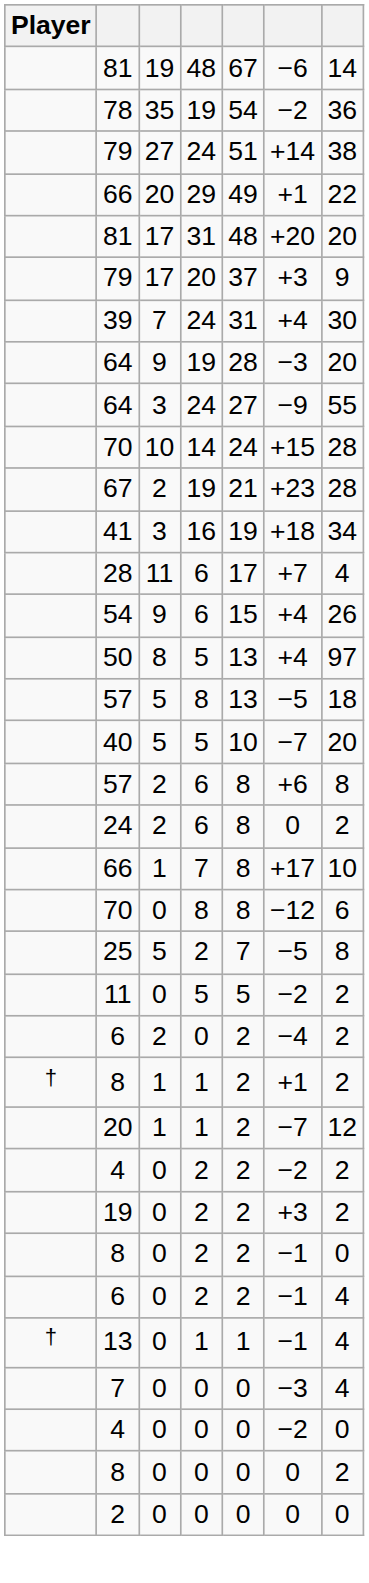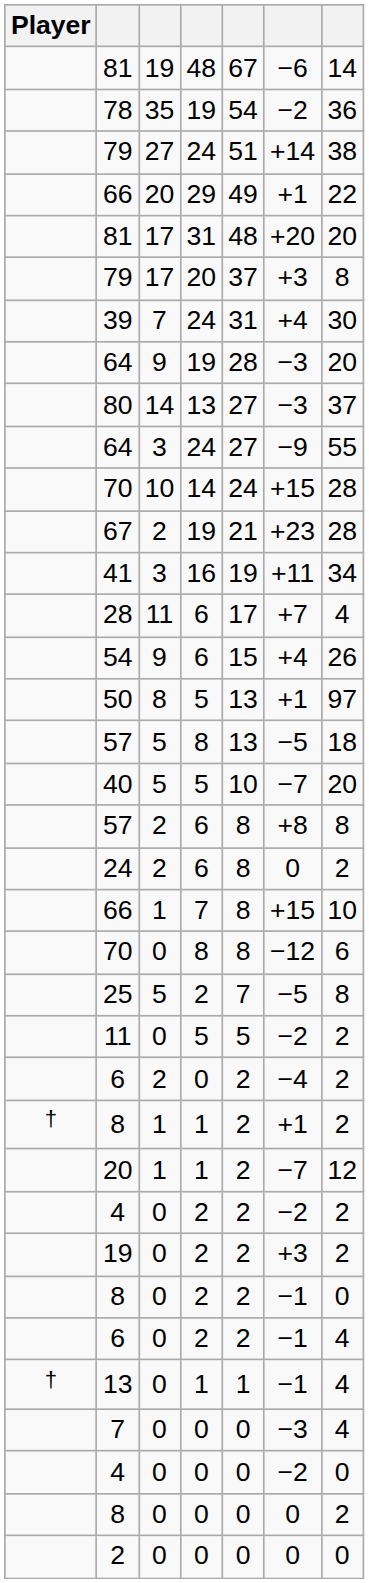(342, 278) 9 -> (342, 278) 8
+ row: (118, 404)
(293, 531) +18 -> (293, 573) +11
(293, 657) +4 -> (293, 699) +1
(293, 783) +6 -> (293, 825) +8
(293, 868) +17 -> (293, 910) +15
